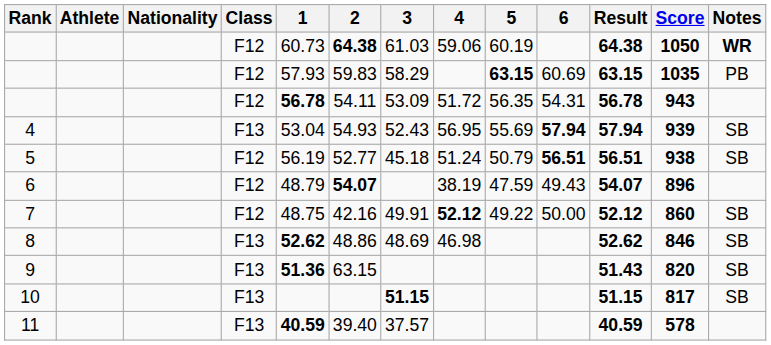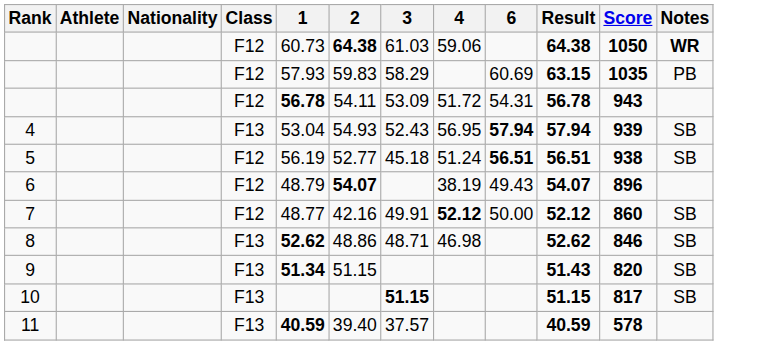- column: (511, 18)
(303, 213) 48.75 -> (303, 213) 48.77
(407, 241) 48.69 -> (407, 241) 48.71
(303, 269) 51.36 -> (303, 269) 51.34
(355, 269) 63.15 -> (355, 269) 51.15
